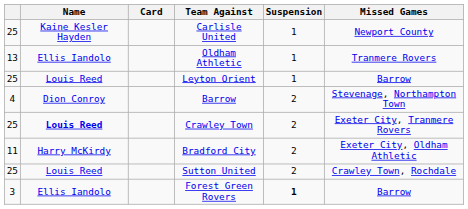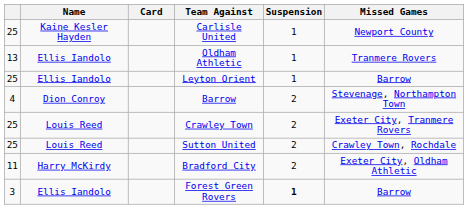(74, 79) Louis Reed -> (74, 79) Ellis Iandolo
(74, 125) bold -> (74, 125) normal
rows swapped: (219, 151) <-> (219, 172)
